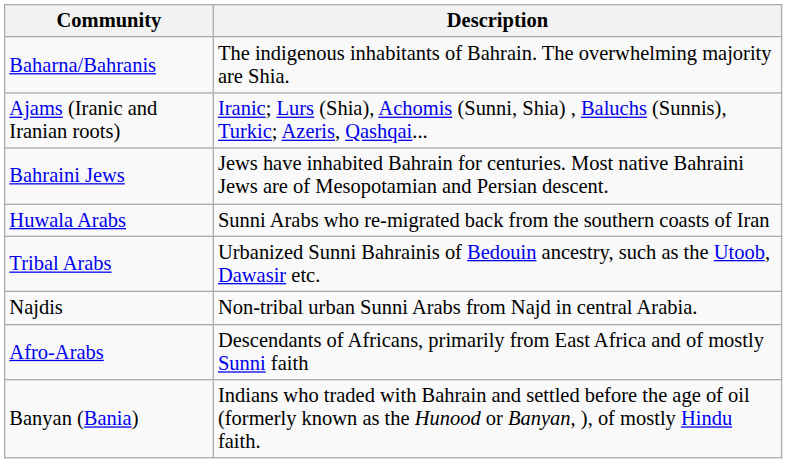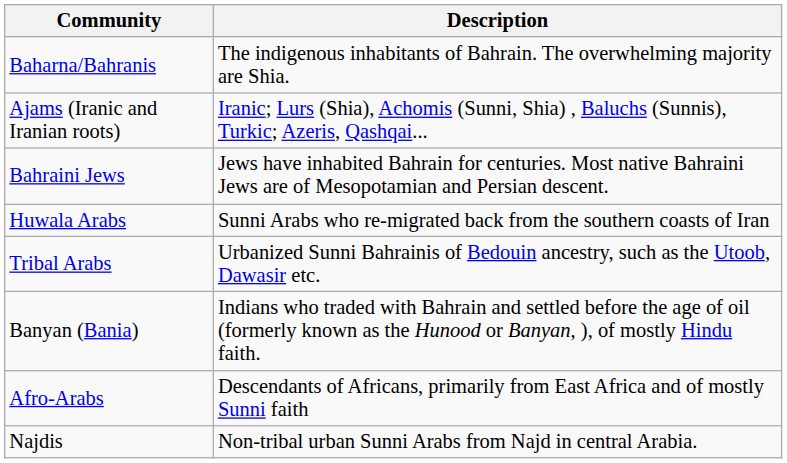rows swapped: (36, 307) <-> (74, 418)
